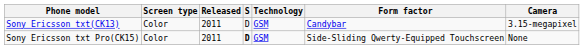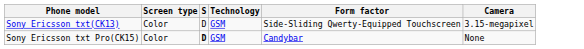- column: (221, 11)
(327, 24) Candybar -> (362, 24) Side-Sliding Qwerty-Equipped Touchscreen
(405, 38) Side-Sliding Qwerty-Equipped Touchscreen -> (283, 38) Candybar
